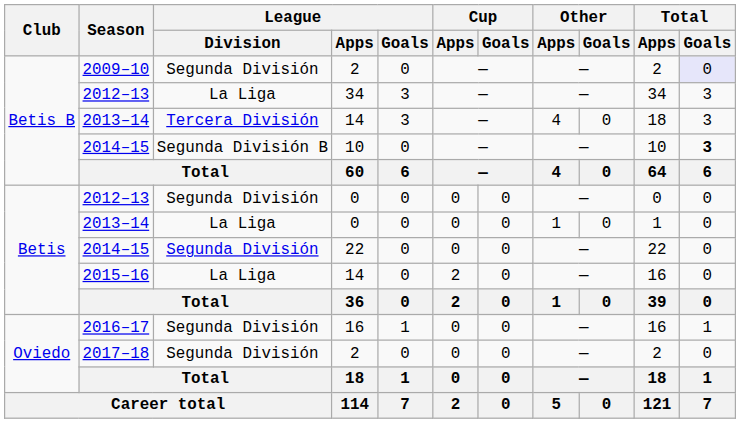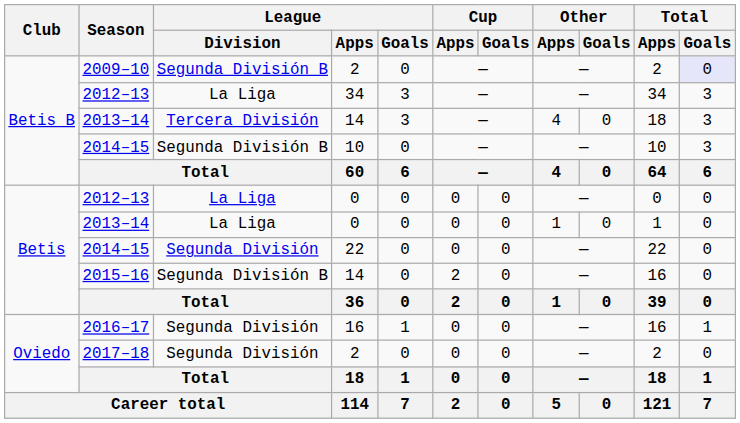(242, 69) Segunda División -> (242, 69) Segunda División B
(707, 147) bold -> (707, 147) normal
(242, 198) Segunda División -> (242, 198) La Liga
(242, 276) La Liga -> (242, 276) Segunda División B
